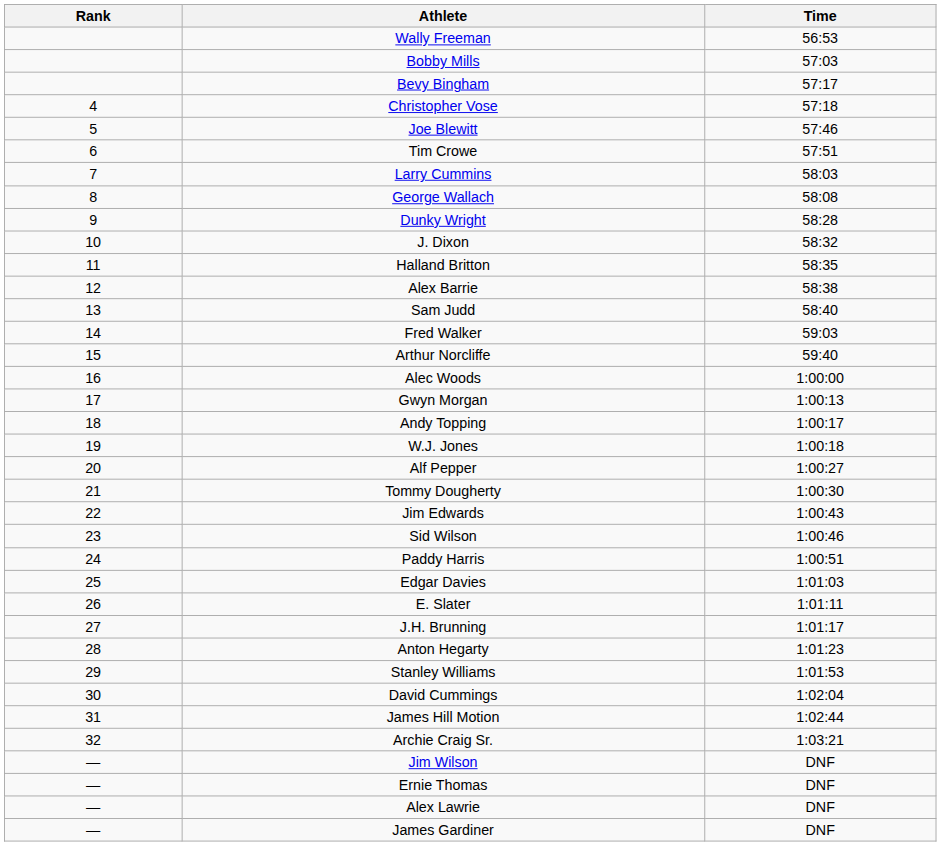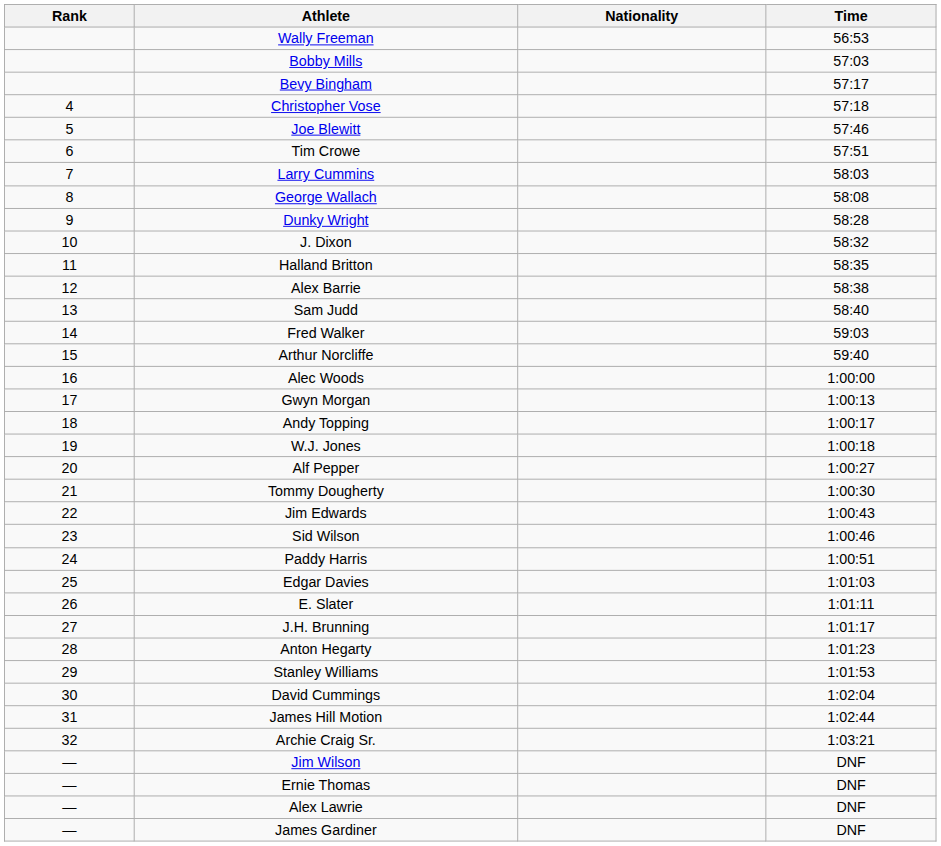+ column: (642, 16)
